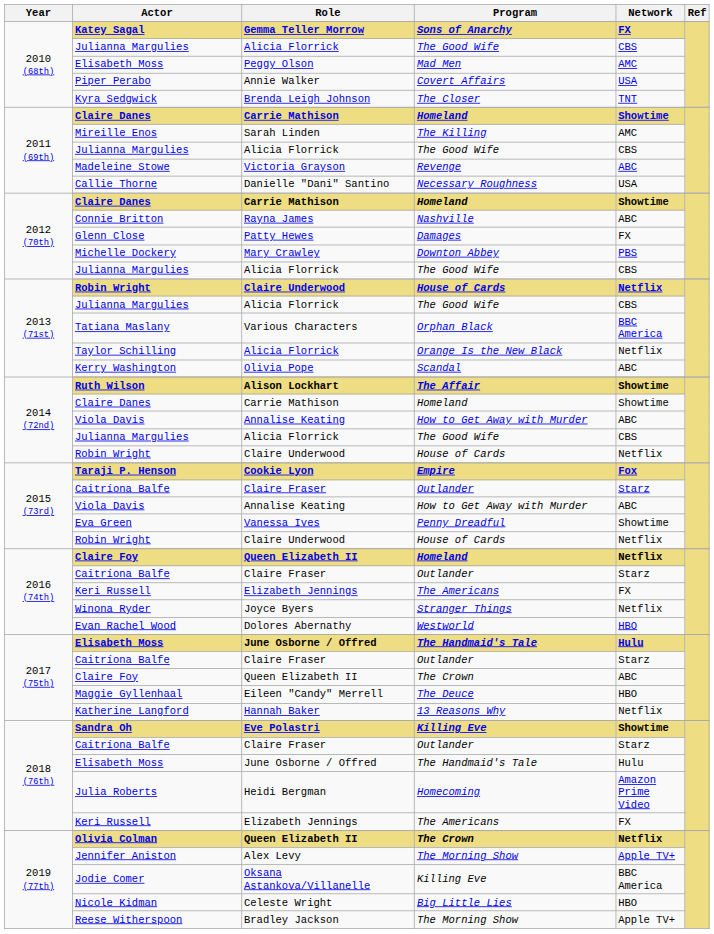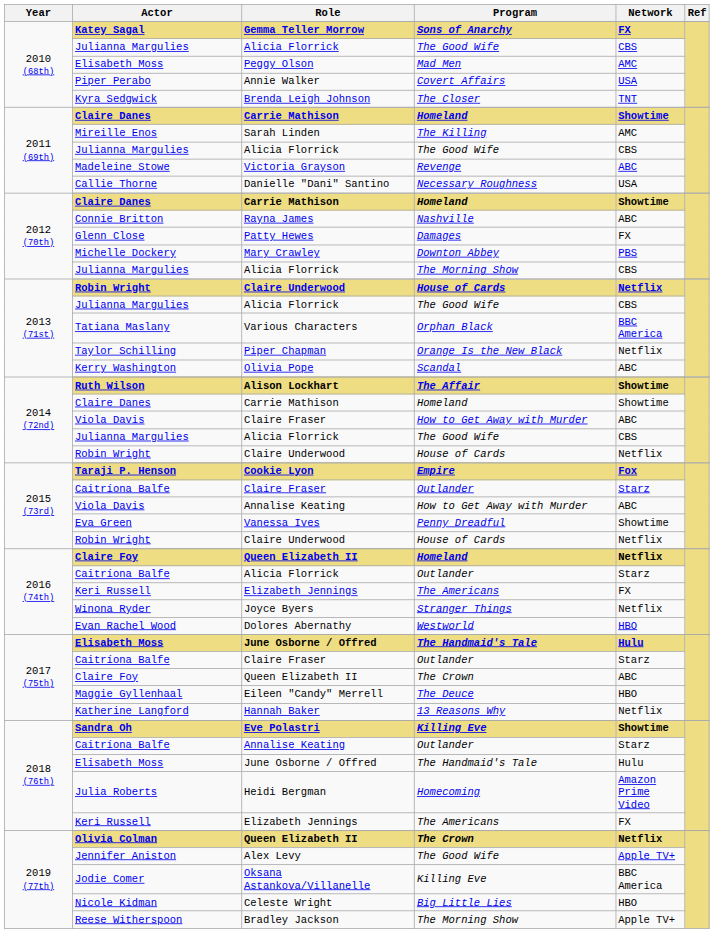(458, 270) The Good Wife -> (468, 270) The Morning Show
(291, 351) Alicia Florrick -> (285, 351) Piper Chapman
(295, 420) Annalise Keating -> (285, 420) Claire Fraser
(285, 574) Claire Fraser -> (291, 574) Alicia Florrick
(285, 746) Claire Fraser -> (295, 746) Annalise Keating
(468, 856) The Morning Show -> (458, 856) The Good Wife
